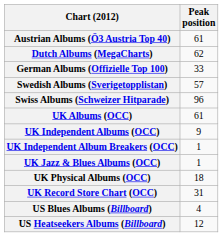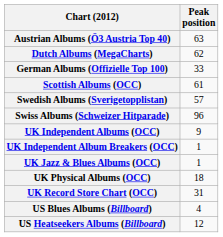(199, 38) 61 -> (199, 38) 63
+ row: (92, 85)
- row: (92, 116)
